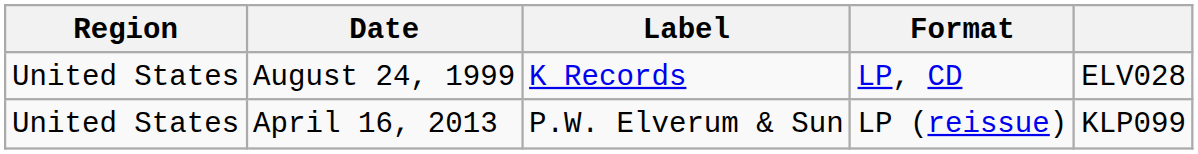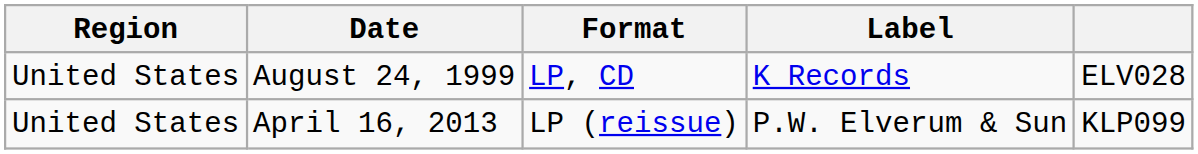columns swapped: (962, 29) <-> (686, 29)
